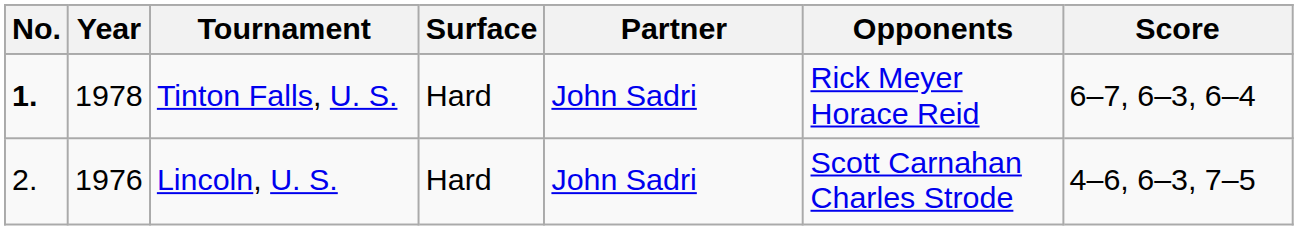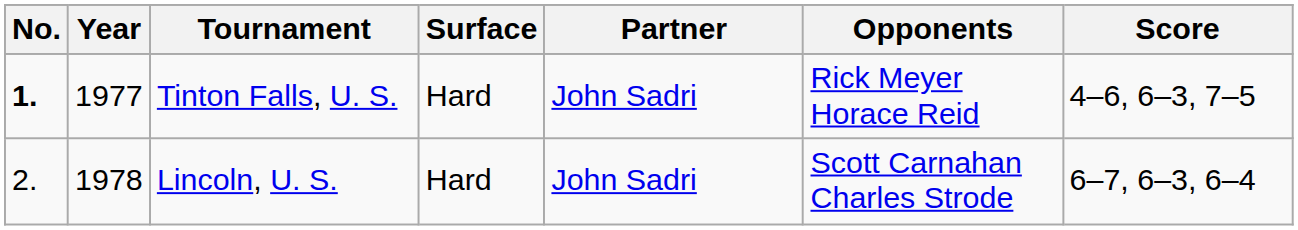(109, 95) 1978 -> (109, 95) 1977
(1163, 95) 6–7, 6–3, 6–4 -> (1163, 95) 4–6, 6–3, 7–5
(109, 180) 1976 -> (109, 180) 1978
(1163, 180) 4–6, 6–3, 7–5 -> (1163, 180) 6–7, 6–3, 6–4
